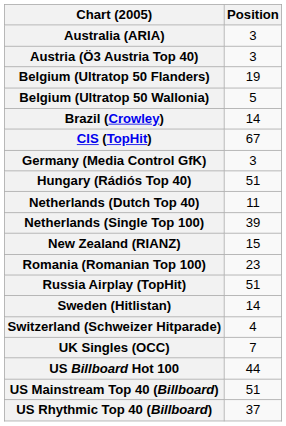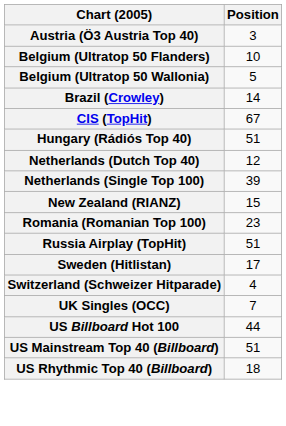- row: (114, 35)
(253, 77) 19 -> (253, 56) 10
- row: (114, 160)
(253, 202) 11 -> (253, 160) 12
(253, 306) 14 -> (253, 264) 17
(253, 410) 37 -> (253, 368) 18
